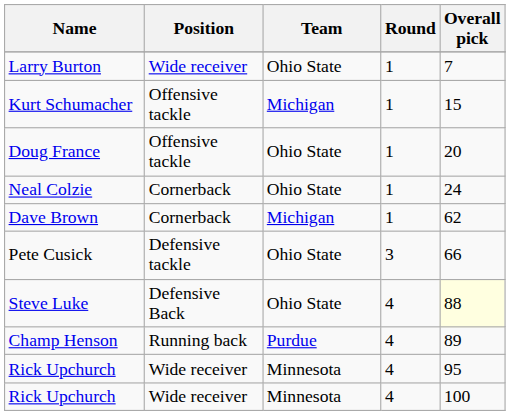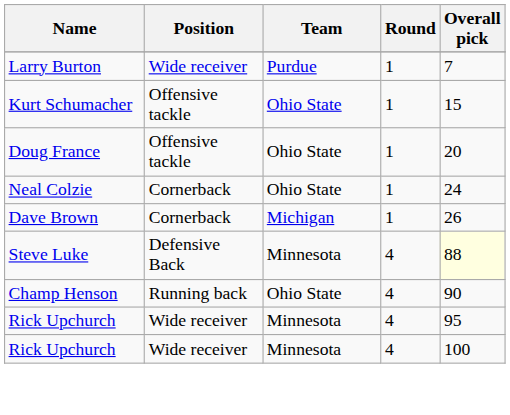(304, 66) Ohio State -> (292, 66) Purdue
(301, 103) Michigan -> (304, 103) Ohio State
(453, 217) 62 -> (453, 217) 26
- row: (50, 255)
(304, 302) Ohio State -> (304, 255) Minnesota
(292, 340) Purdue -> (304, 293) Ohio State
(453, 340) 89 -> (453, 293) 90
